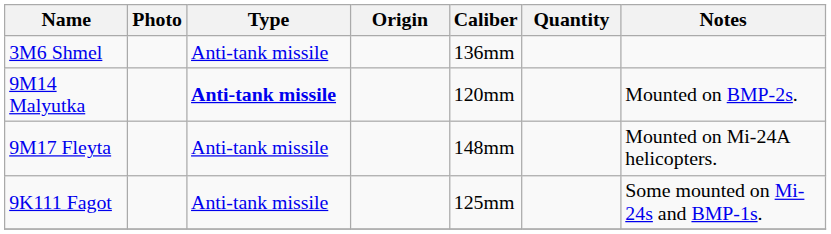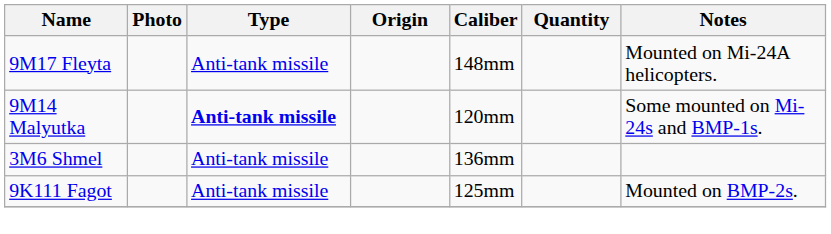rows swapped: (56, 51) <-> (60, 148)
(712, 94) Mounted on BMP-2s. -> (715, 116) Some mounted on Mi-24s and BMP-1s.
(715, 201) Some mounted on Mi-24s and BMP-1s. -> (712, 190) Mounted on BMP-2s.
